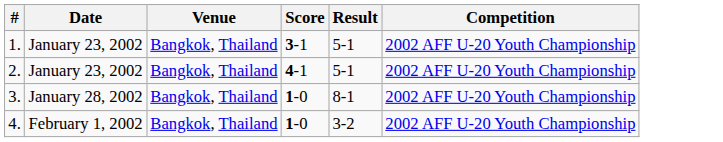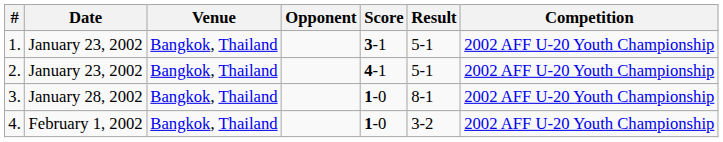+ column: (321, 17)
